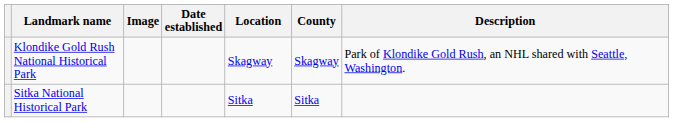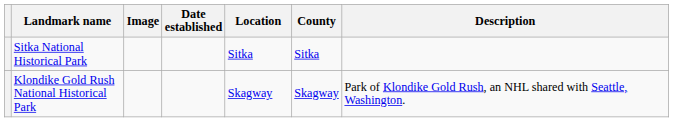rows swapped: (64, 60) <-> (50, 100)
